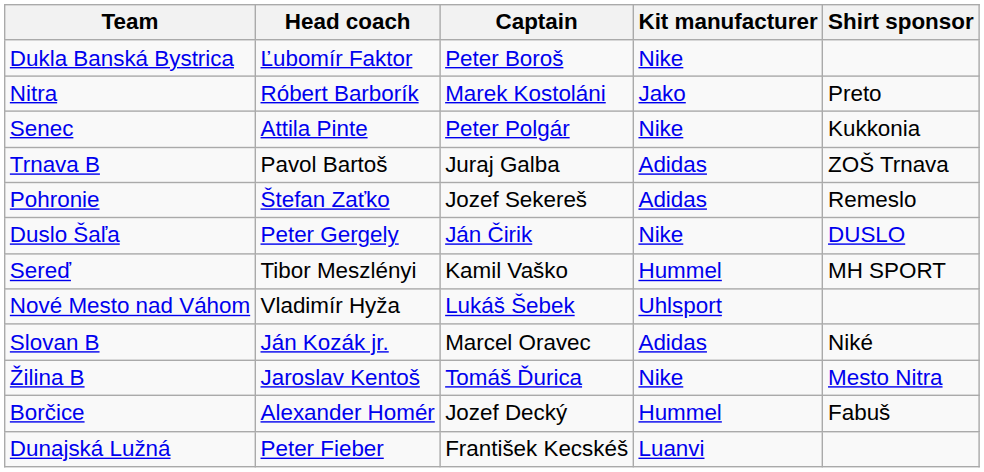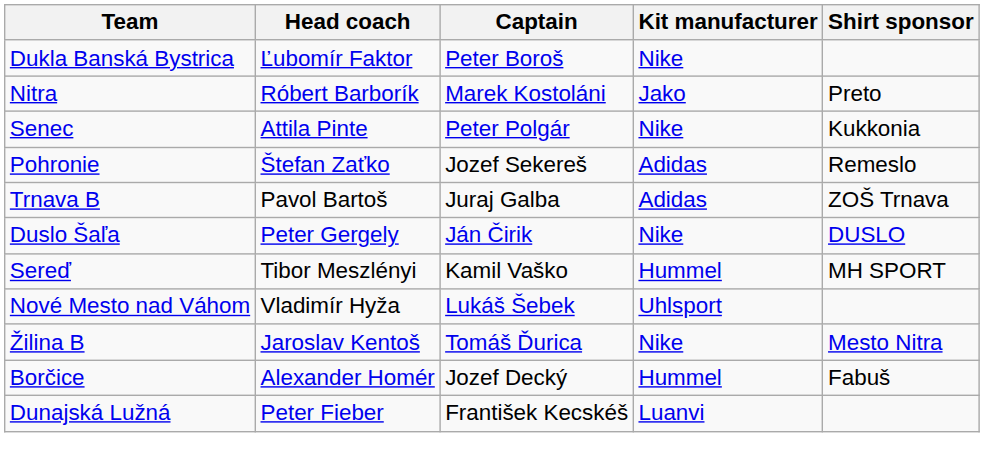rows swapped: (55, 164) <-> (55, 199)
- row: (55, 341)
